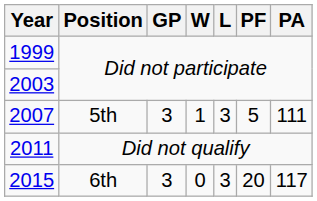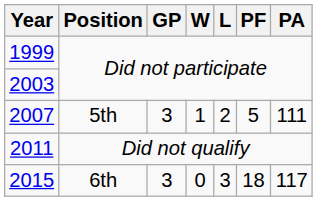(225, 116) 3 -> (225, 116) 2
(253, 180) 20 -> (253, 180) 18
